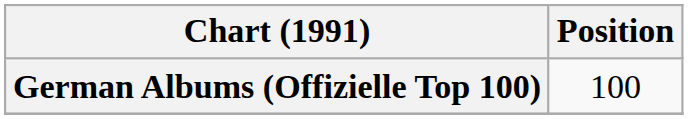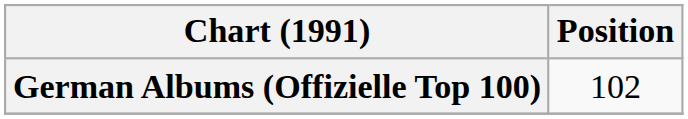(616, 85) 100 -> (616, 85) 102
